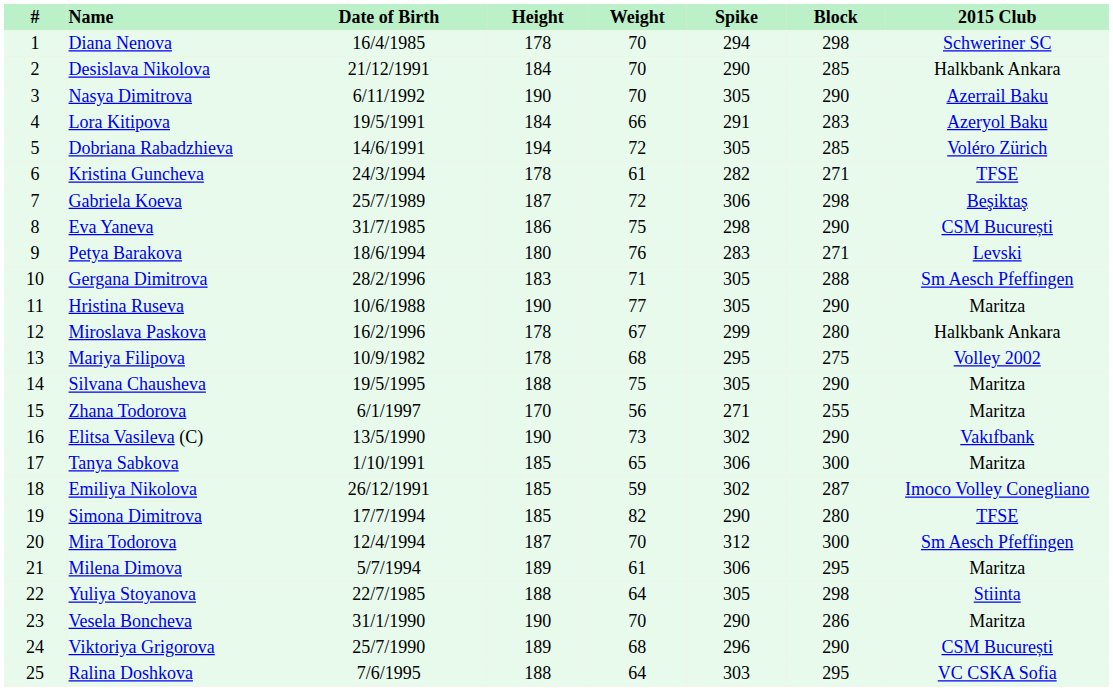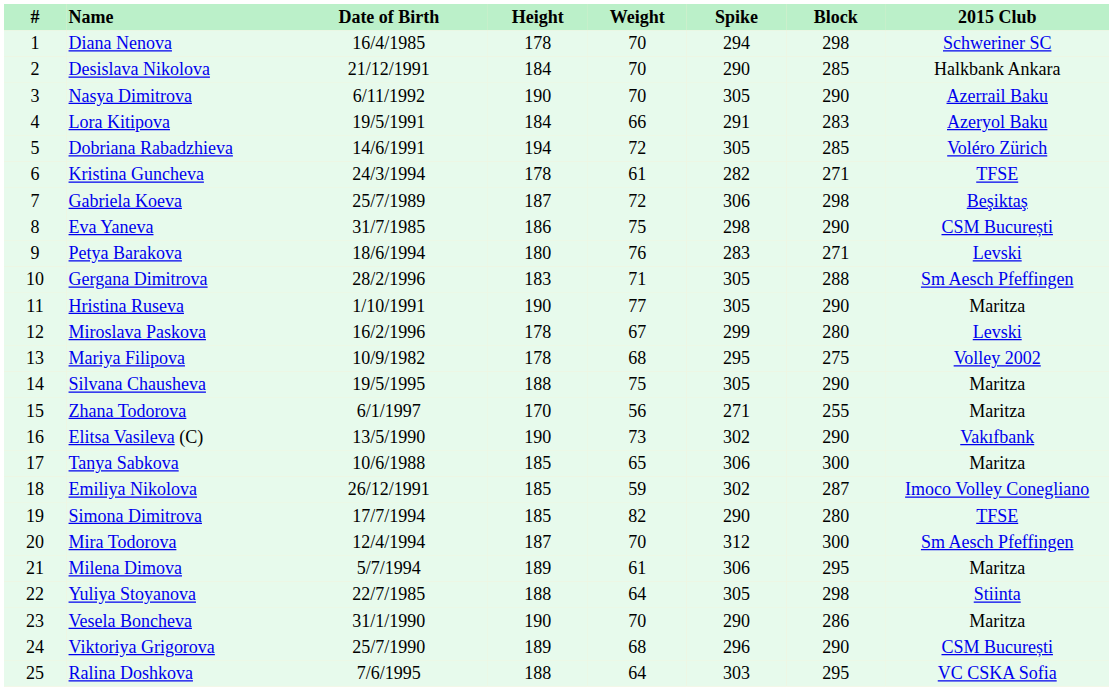(389, 305) 10/6/1988 -> (389, 305) 1/10/1991
(997, 332) Halkbank Ankara -> (997, 332) Levski
(389, 463) 1/10/1991 -> (389, 463) 10/6/1988
